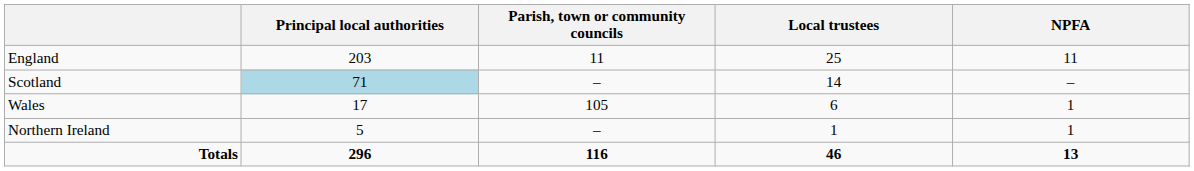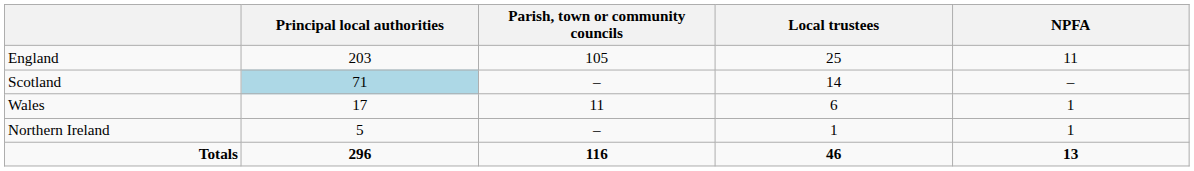(597, 57) 11 -> (597, 57) 105
(597, 105) 105 -> (597, 105) 11
